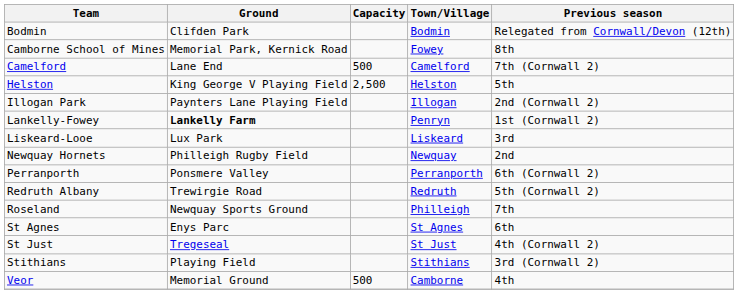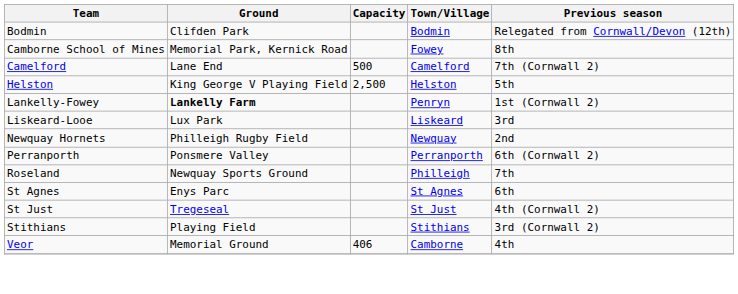- row: (46, 102)
- row: (53, 191)
(363, 280) 500 -> (363, 245) 406
